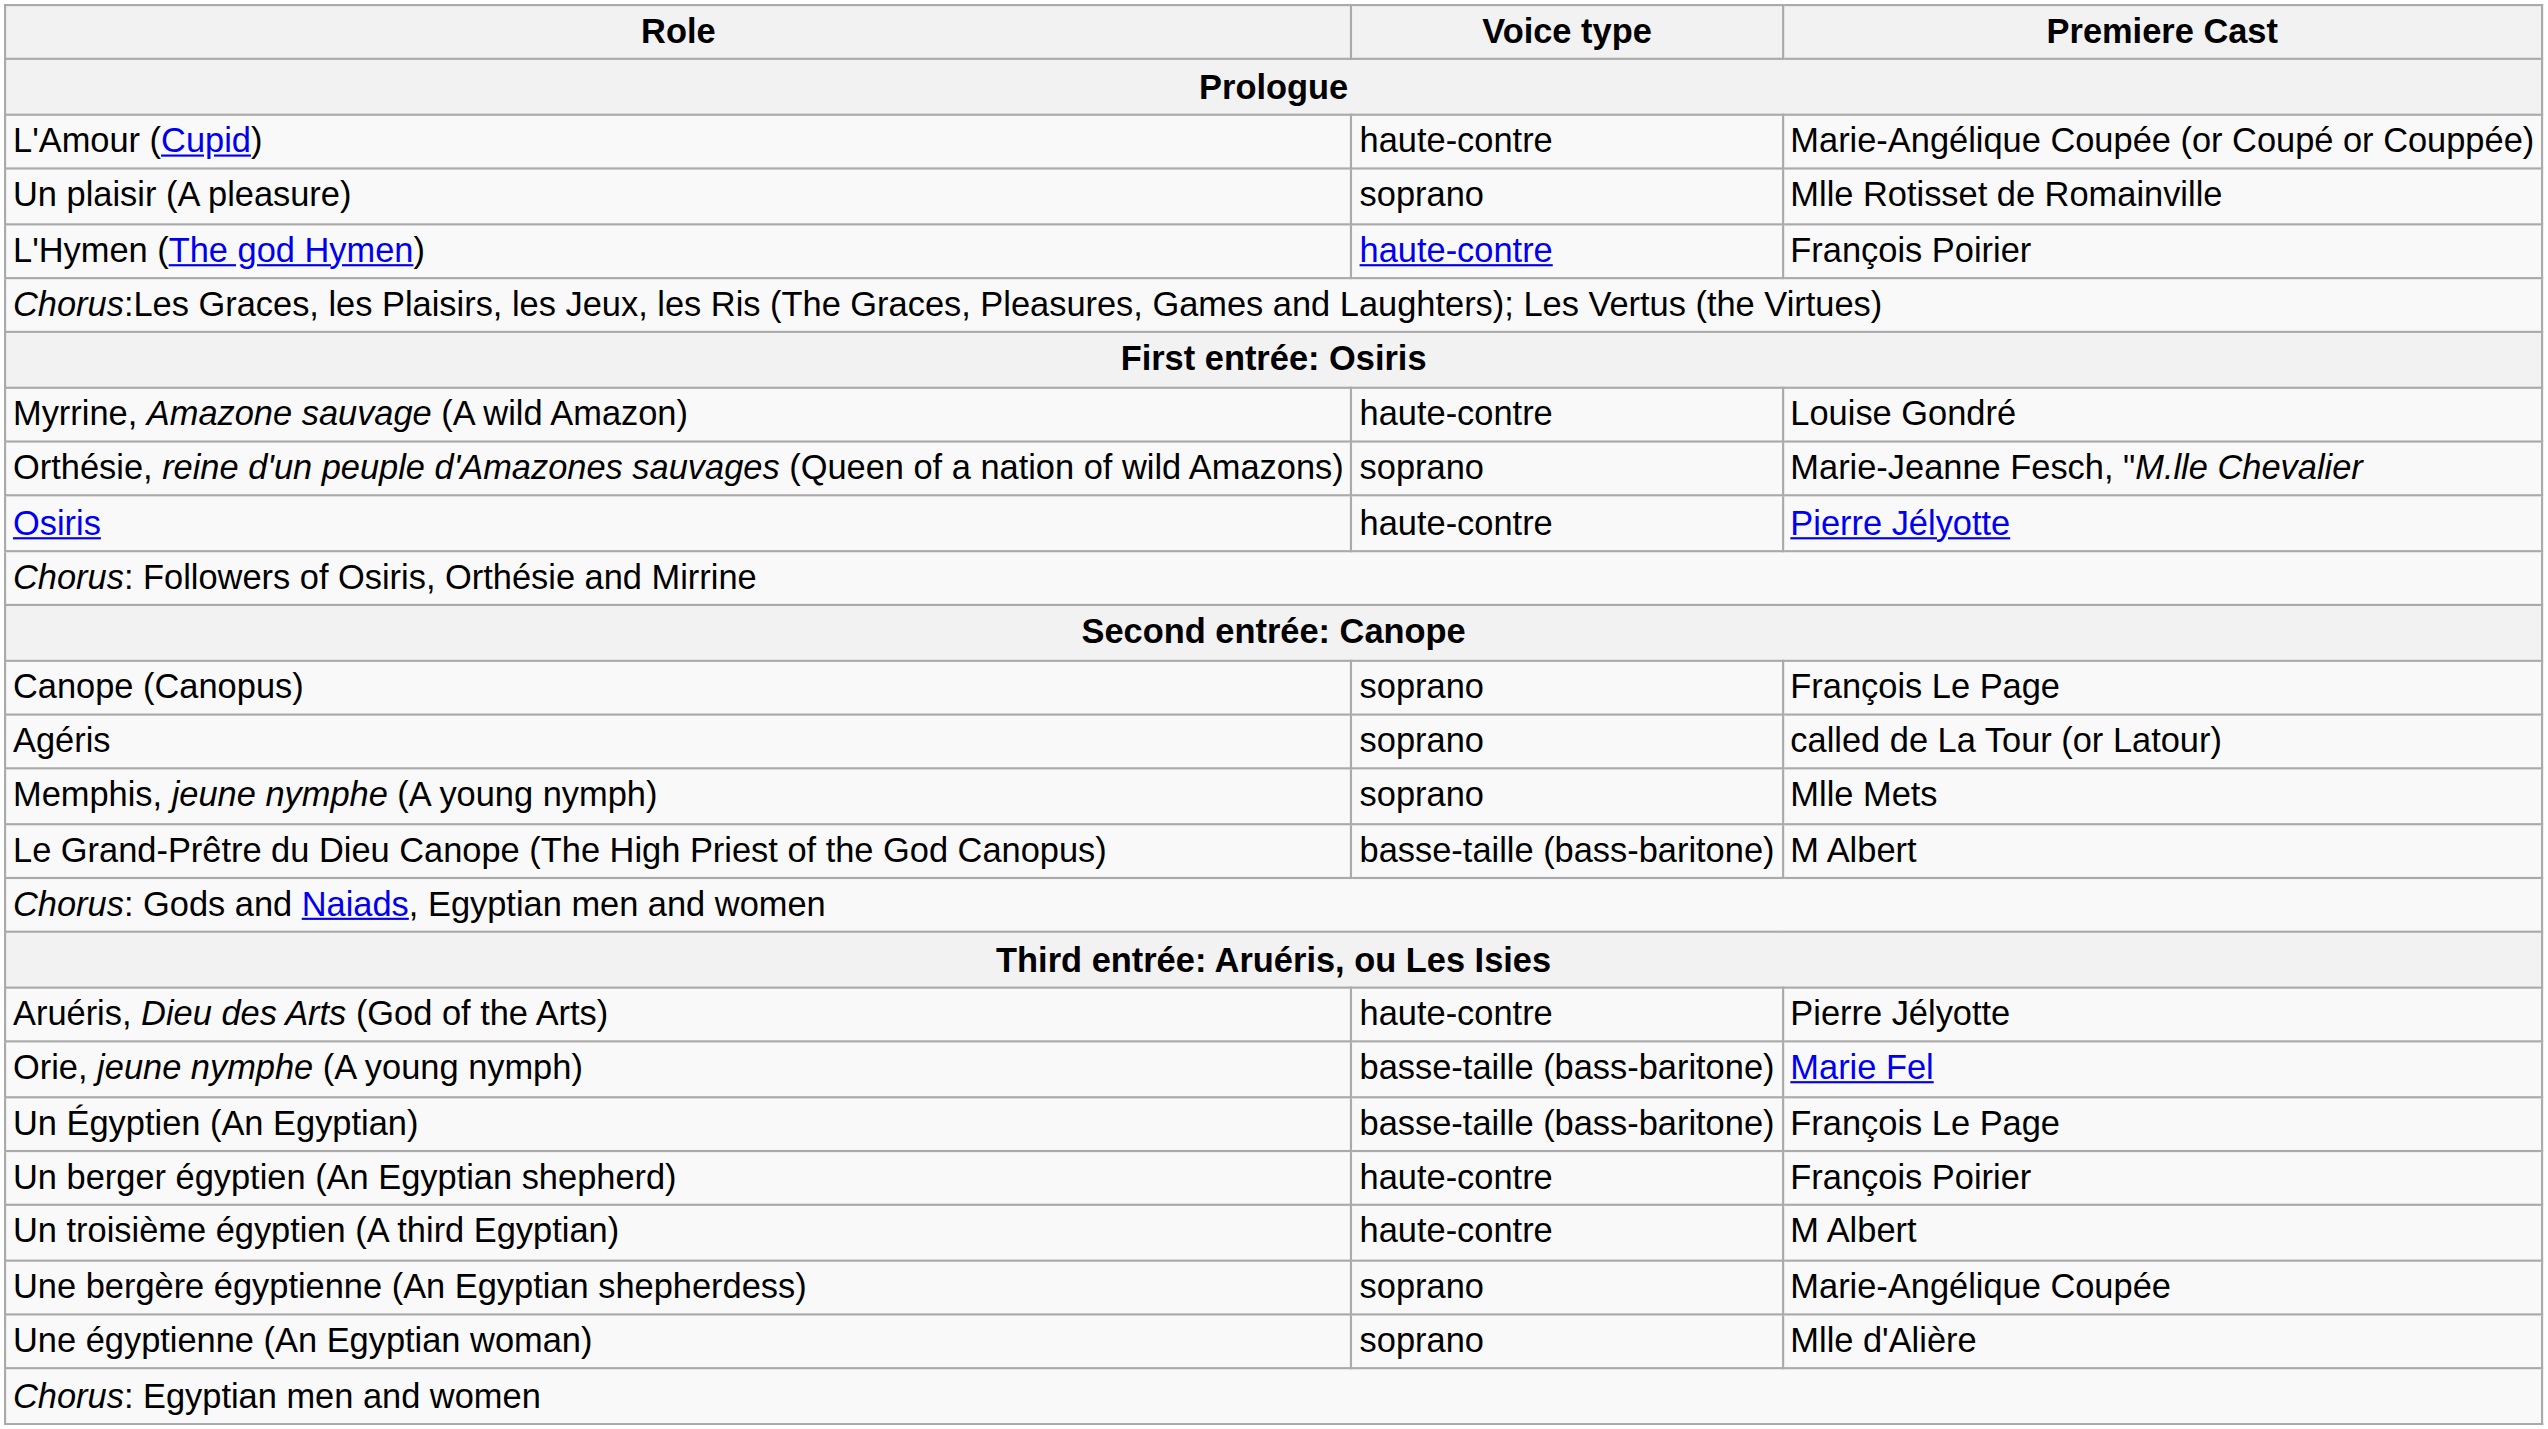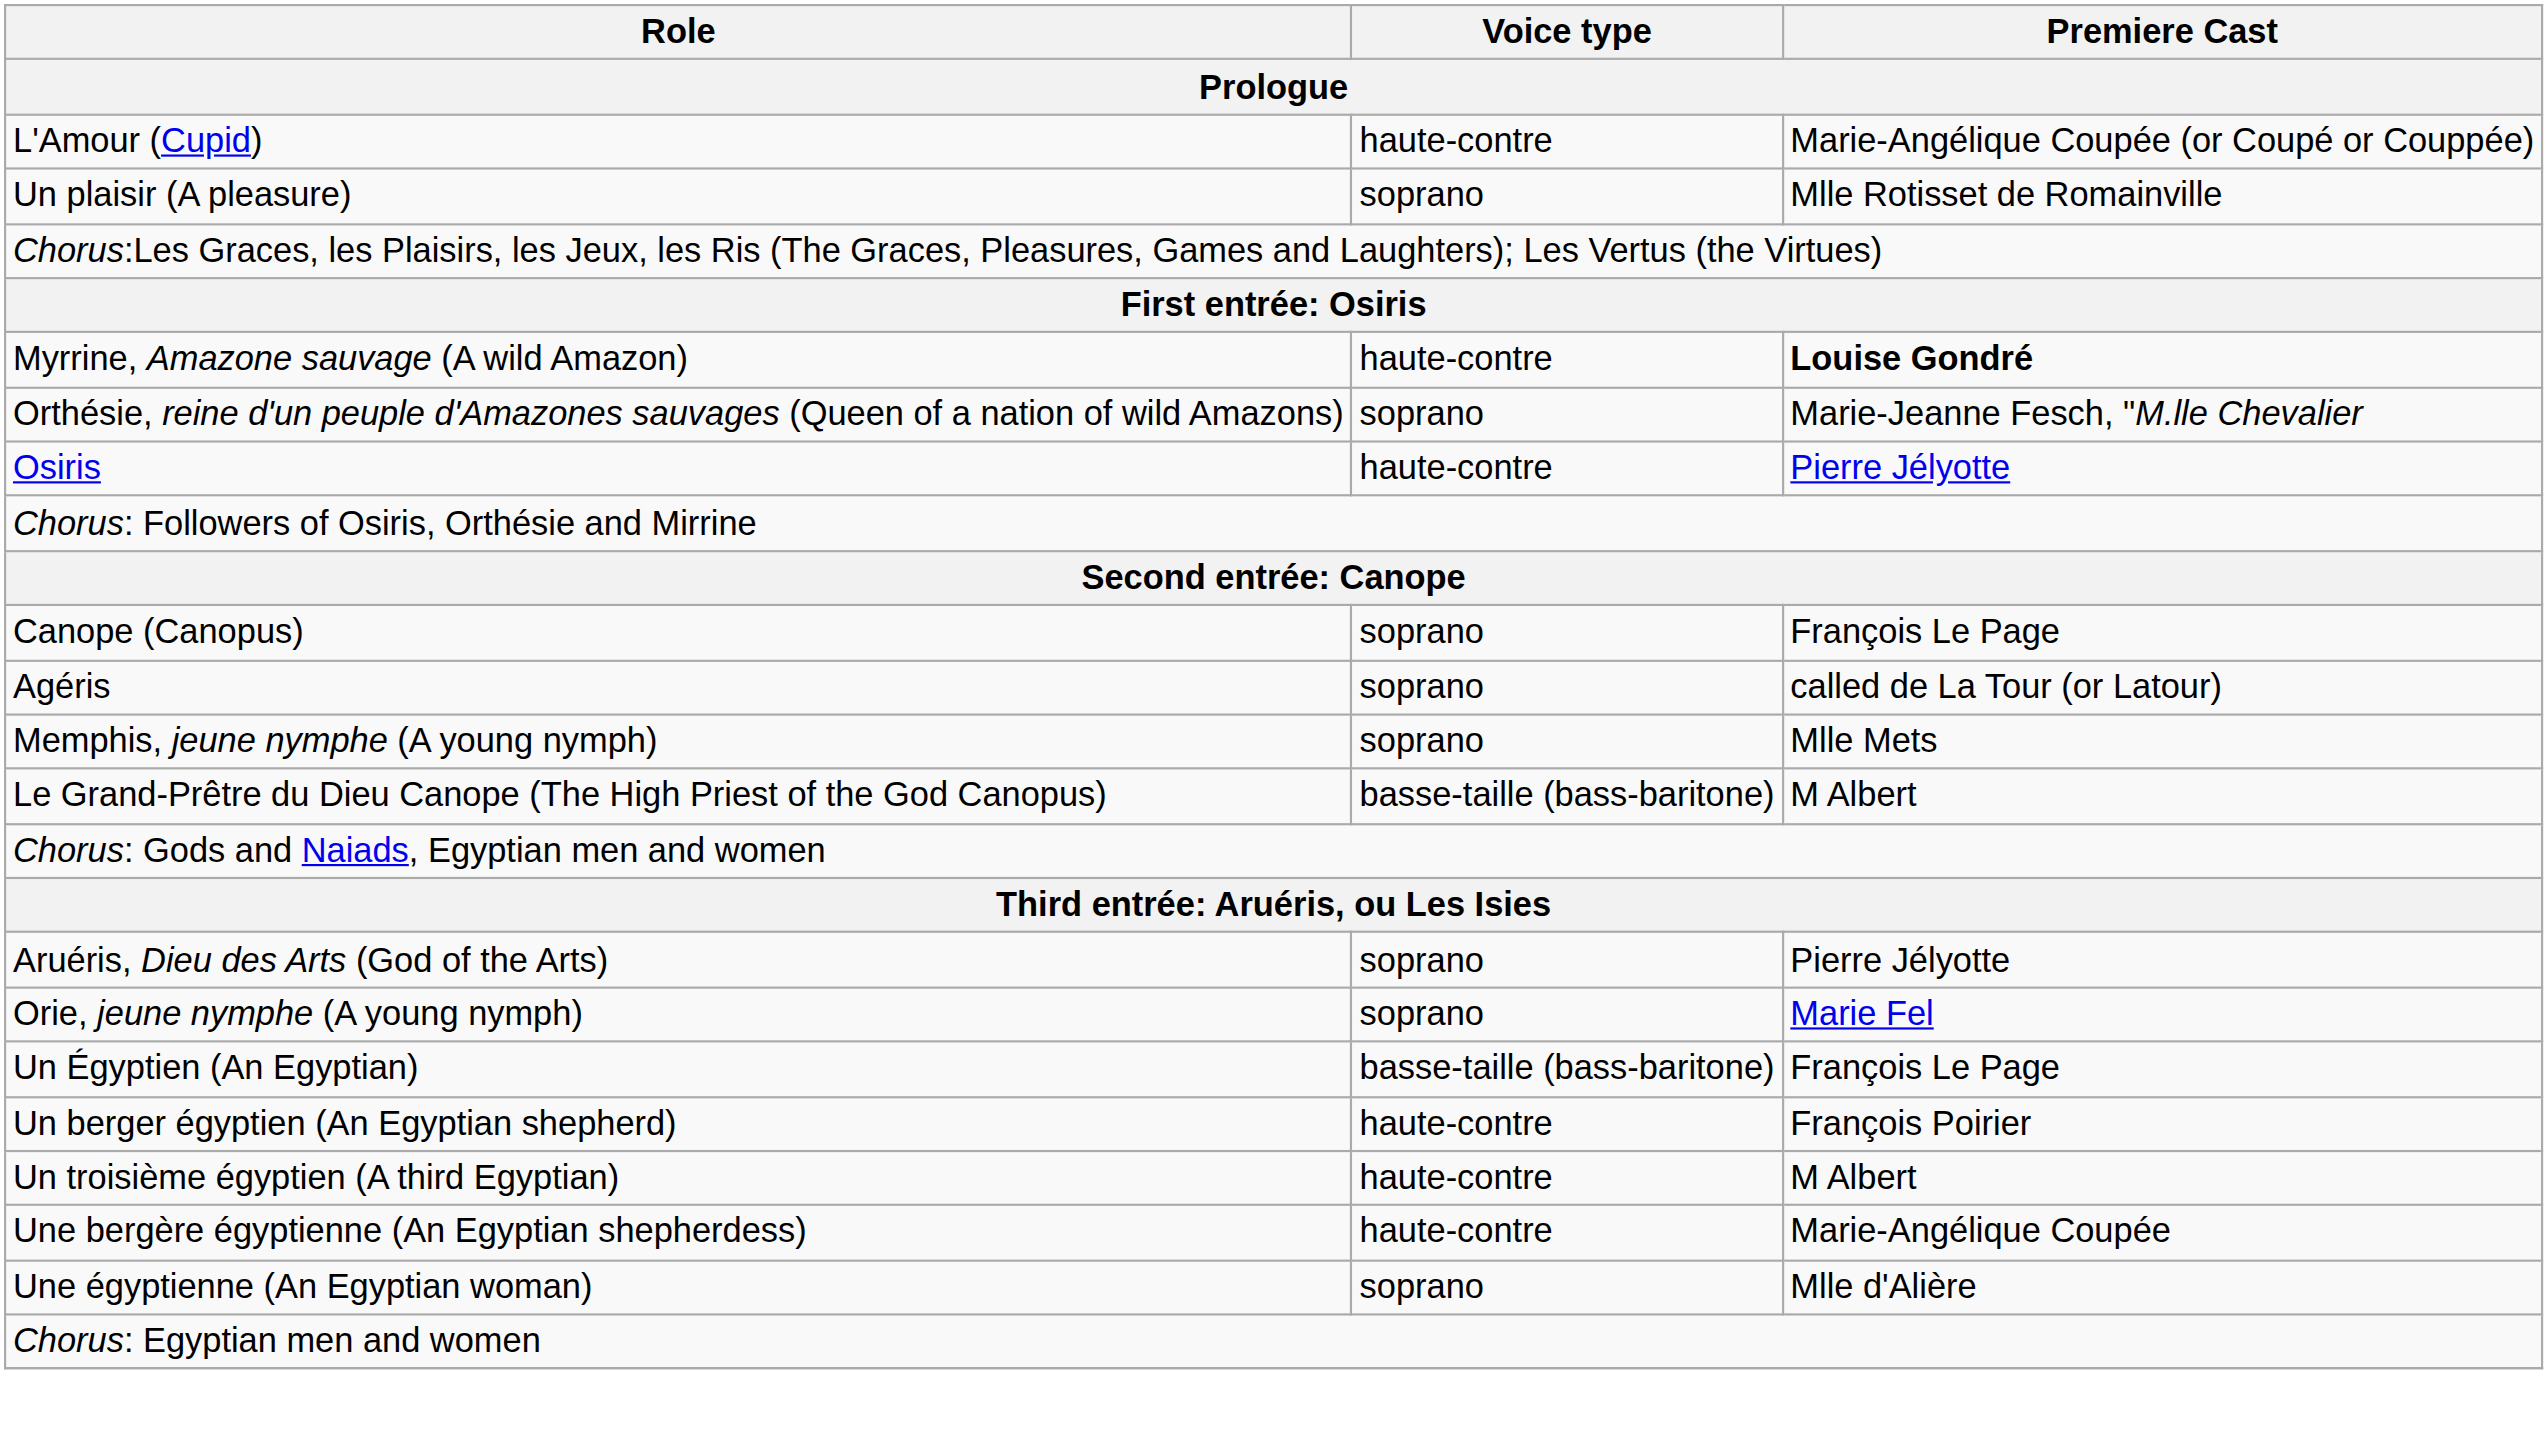- row: (219, 250)
(1903, 413) normal -> (1912, 359) bold
(1456, 1013) haute-contre -> (1422, 959) soprano
(1567, 1068) basse-taille (bass-baritone) -> (1422, 1013) soprano
(1422, 1286) soprano -> (1456, 1232) haute-contre
